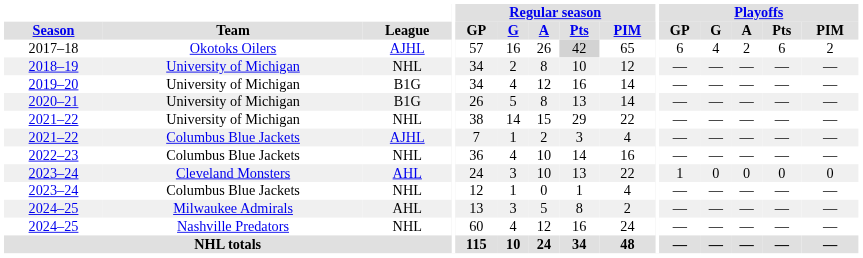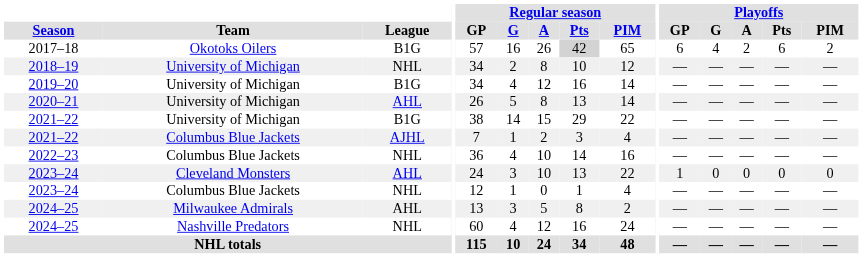(407, 48) AJHL -> (407, 48) B1G
(407, 101) B1G -> (407, 101) AHL
(407, 119) NHL -> (407, 119) B1G
